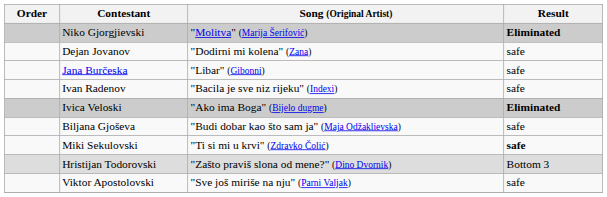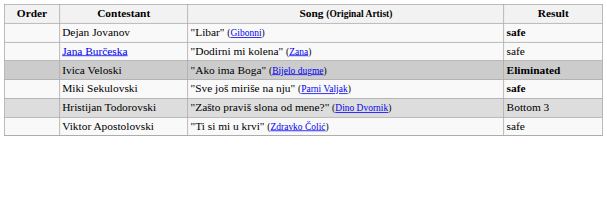- row: (103, 33)
(251, 51) "Dodirni mi kolena" (Zana) -> (228, 33) "Libar" (Gibonni)
(516, 51) normal -> (516, 33) bold
(228, 70) "Libar" (Gibonni) -> (251, 51) "Dodirni mi kolena" (Zana)
- row: (94, 89)
- row: (99, 126)
(260, 145) "Ti si mi u krvi" (Zdravko Čolić) -> (271, 89) "Sve još miriše na nju" (Parni Valjak)
(271, 183) "Sve još miriše na nju" (Parni Valjak) -> (260, 126) "Ti si mi u krvi" (Zdravko Čolić)
